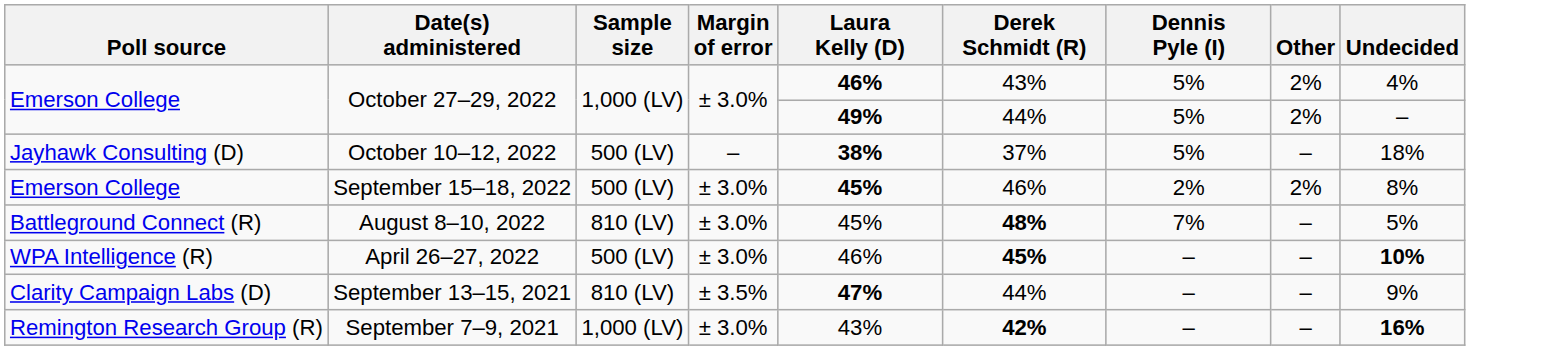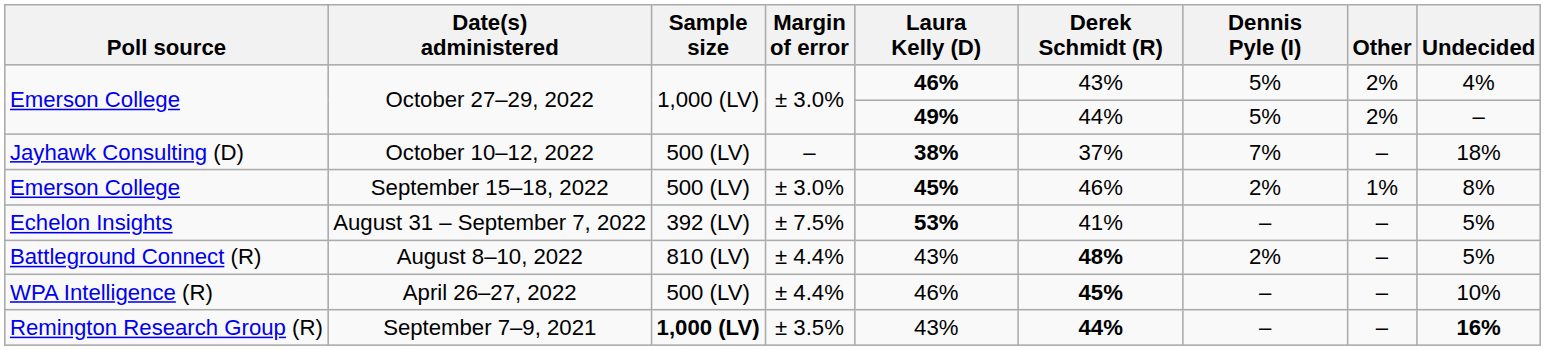(1189, 152) 5% -> (1265, 152) 7%
(1306, 187) 2% -> (1382, 187) 1%
+ row: (91, 222)
(733, 222) ± 3.0% -> (809, 258) ± 4.4%
(860, 222) 45% -> (936, 258) 43%
(1189, 222) 7% -> (1265, 258) 2%
(733, 258) ± 3.0% -> (809, 293) ± 4.4%
(1402, 258) bold -> (1479, 293) normal
- row: (141, 293)
(632, 328) normal -> (708, 328) bold
(733, 328) ± 3.0% -> (809, 328) ± 3.5%
(1024, 328) 42% -> (1101, 328) 44%
